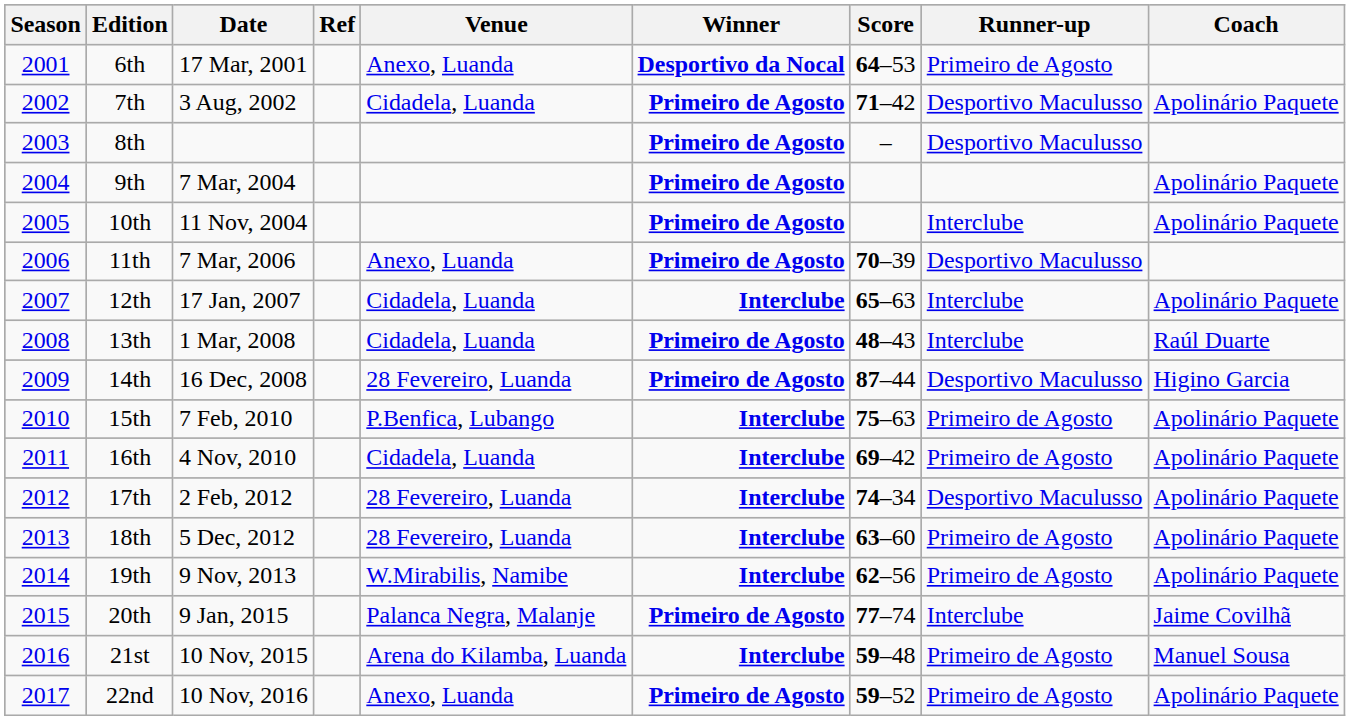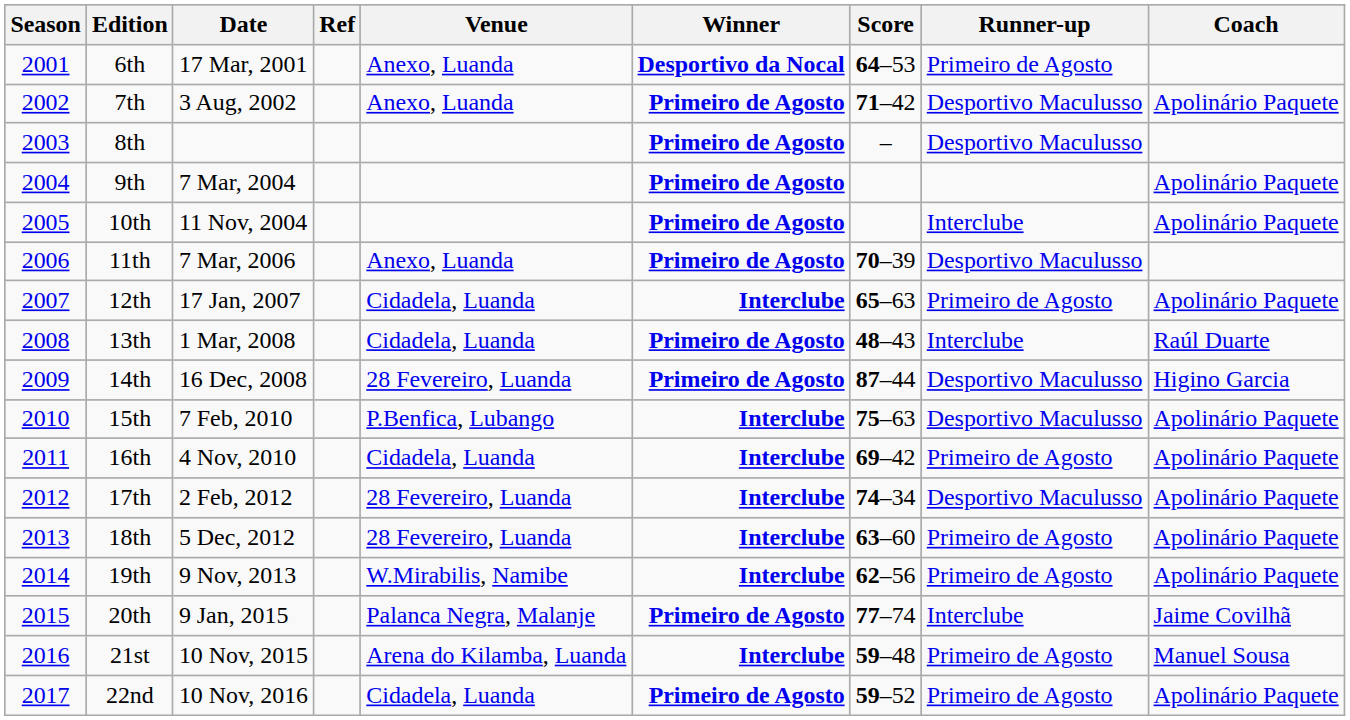(451, 103) Cidadela, Luanda -> (440, 103) Anexo, Luanda
(975, 300) Interclube -> (1020, 300) Primeiro de Agosto
(1020, 418) Primeiro de Agosto -> (1035, 418) Desportivo Maculusso
(440, 694) Anexo, Luanda -> (451, 694) Cidadela, Luanda
